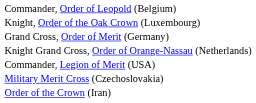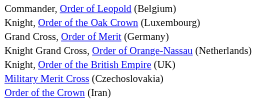- row: (80, 65)
+ row: (90, 65)
